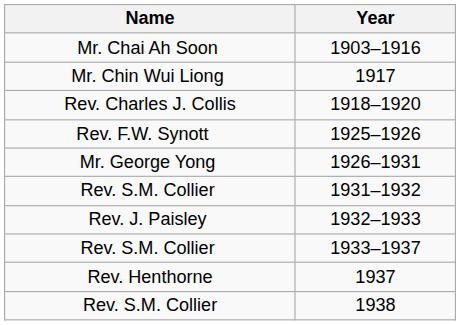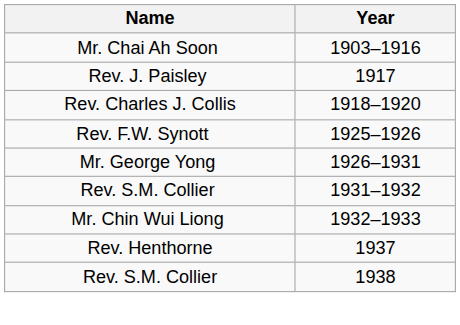(150, 76) Mr. Chin Wui Liong -> (150, 76) Rev. J. Paisley
(150, 219) Rev. J. Paisley -> (150, 219) Mr. Chin Wui Liong
- row: (375, 248)
